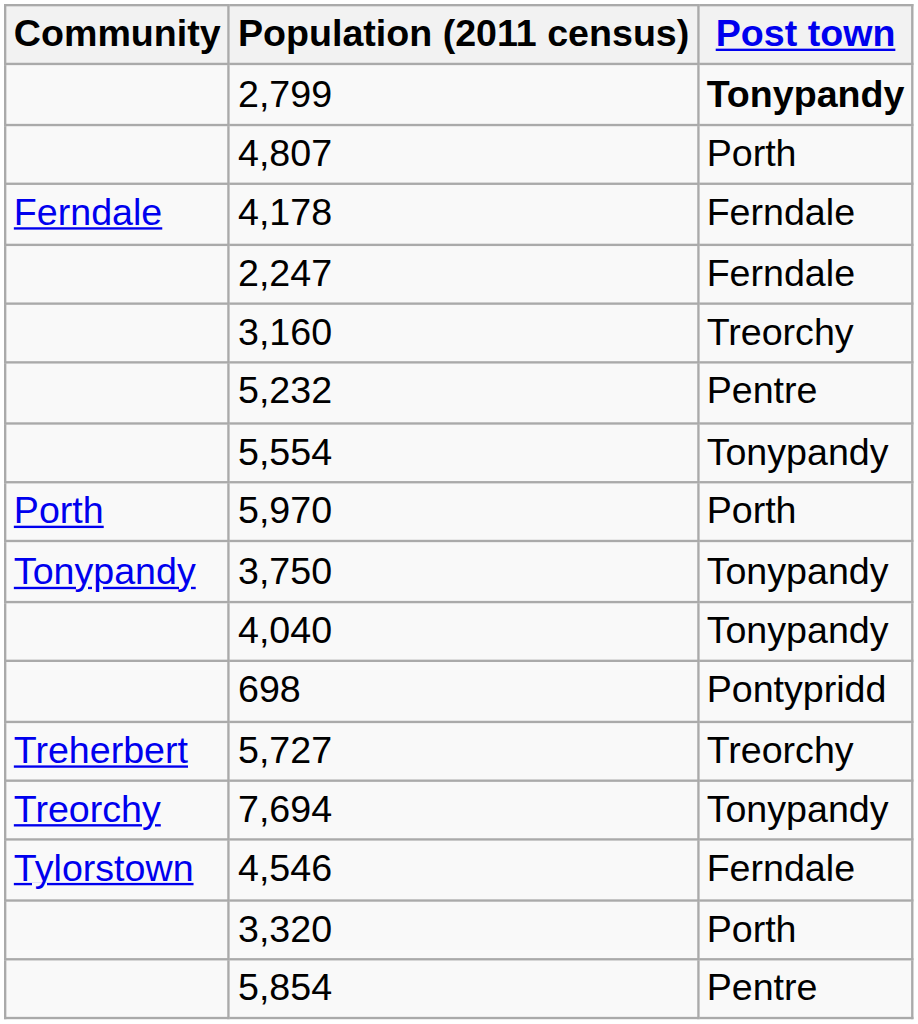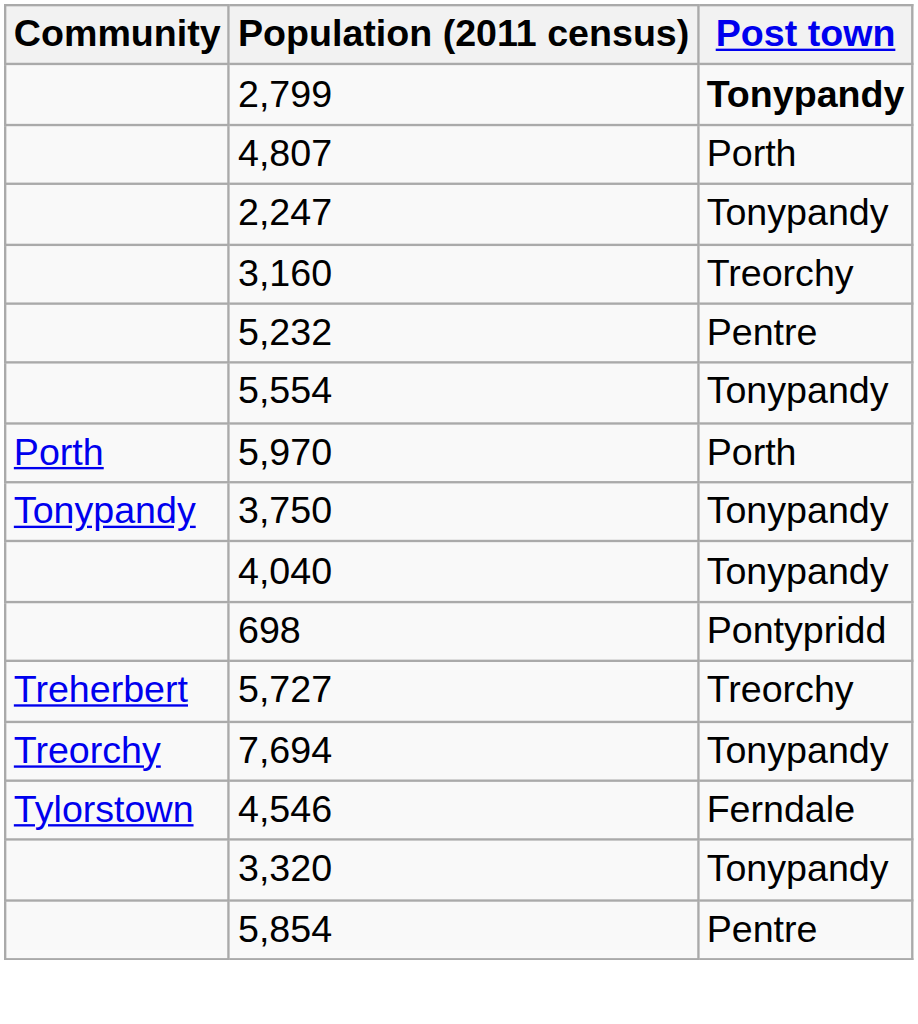- row: (285, 213)
(781, 272) Ferndale -> (798, 213) Tonypandy
(752, 928) Porth -> (798, 869) Tonypandy
